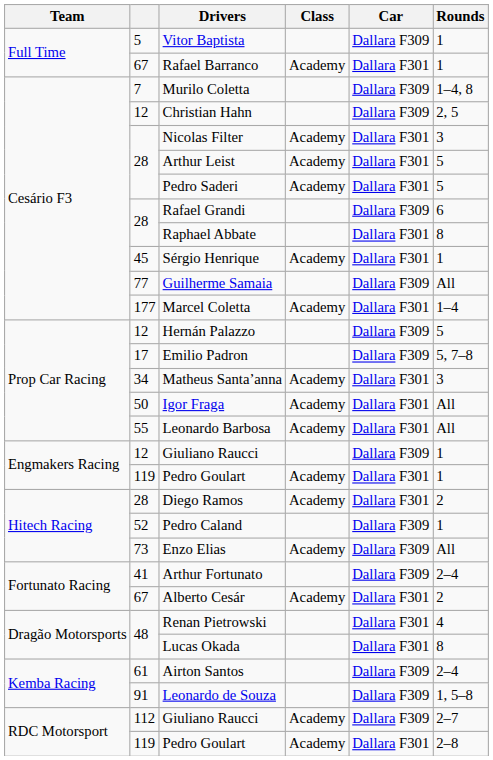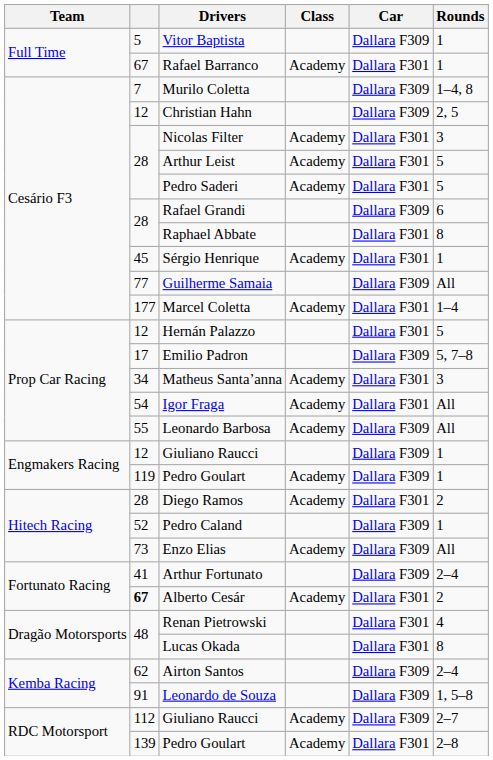(391, 331) Dallara F309 -> (391, 331) Dallara F301
(141, 403) 50 -> (141, 403) 54
(391, 428) Dallara F301 -> (391, 428) Dallara F309
(391, 476) Dallara F301 -> (391, 476) Dallara F309
(141, 597) normal -> (141, 597) bold
(141, 670) 61 -> (141, 670) 62
(144, 743) 119 -> (145, 743) 139
